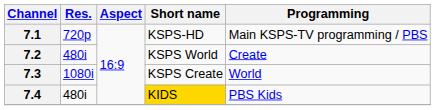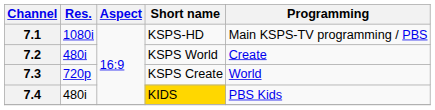(77, 34) 720p -> (78, 34) 1080i
(78, 74) 1080i -> (77, 74) 720p
